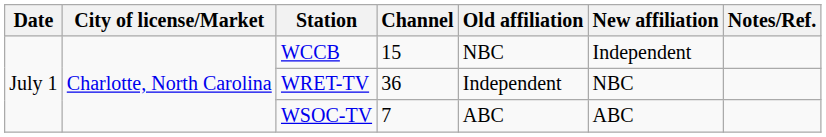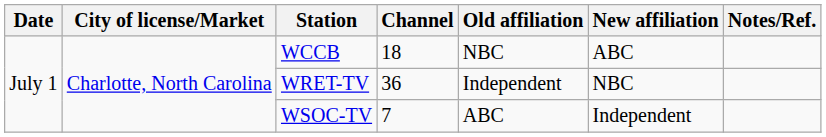(391, 52) 15 -> (391, 52) 18
(642, 52) Independent -> (613, 52) ABC
(613, 115) ABC -> (642, 115) Independent
